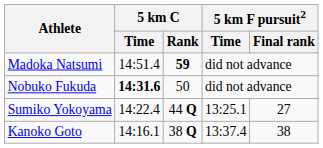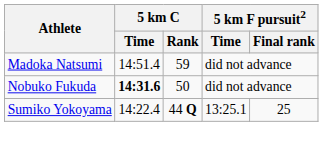(183, 64) bold -> (183, 64) normal
(284, 110) 27 -> (284, 110) 25
- row: (45, 132)
